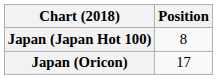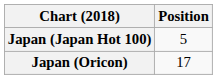(184, 39) 8 -> (184, 39) 5
